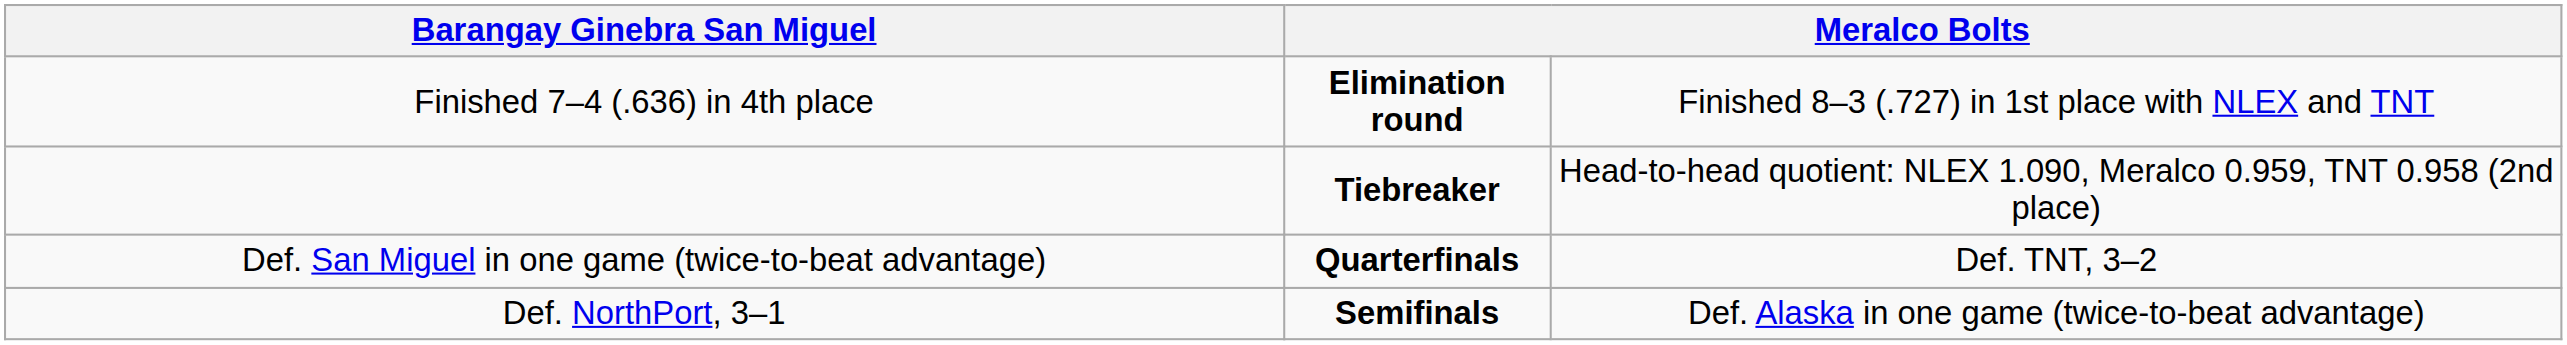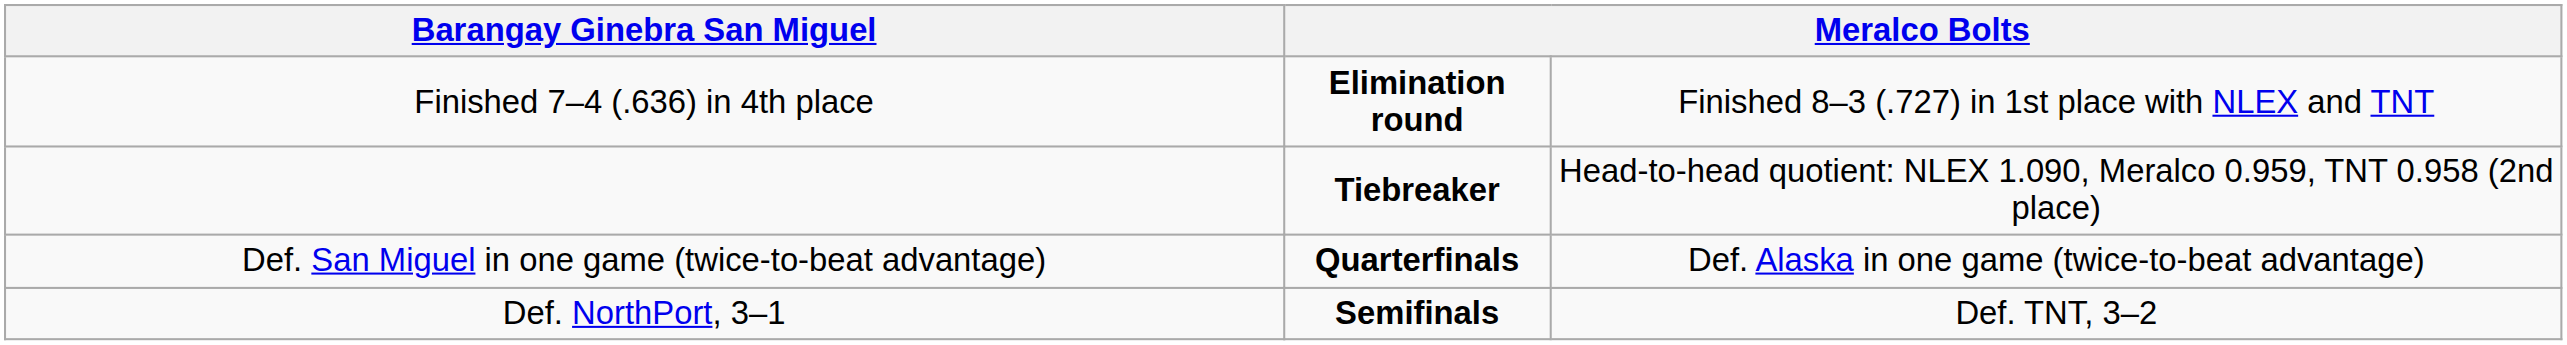(2056, 260) Def. TNT, 3–2 -> (2056, 260) Def. Alaska in one game (twice-to-beat advantage)
(2056, 312) Def. Alaska in one game (twice-to-beat advantage) -> (2056, 312) Def. TNT, 3–2
